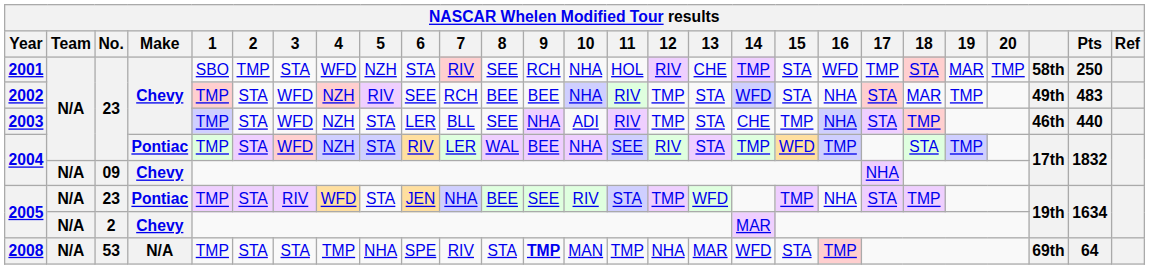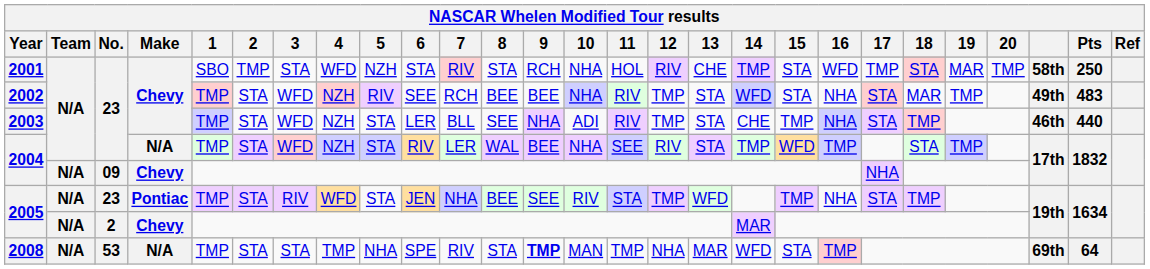(502, 69) SEE -> (502, 69) STA
(160, 147) Pontiac -> (160, 147) N/A
